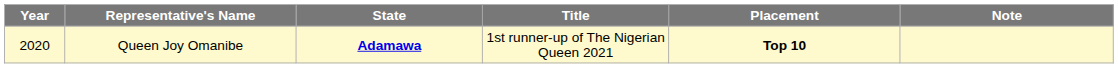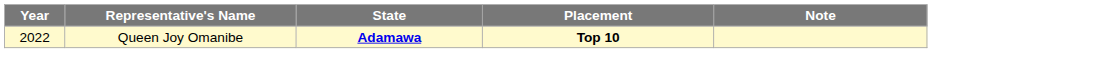- column: (576, 15)
(35, 45) 2020 -> (35, 37) 2022
